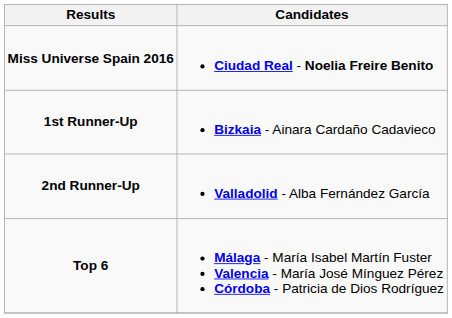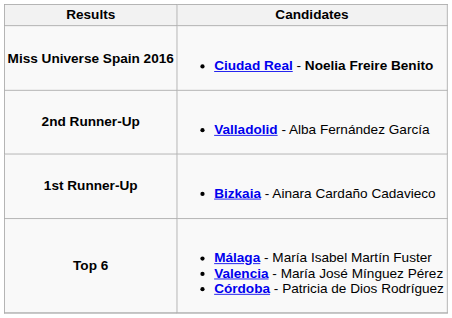rows swapped: (91, 122) <-> (91, 186)
